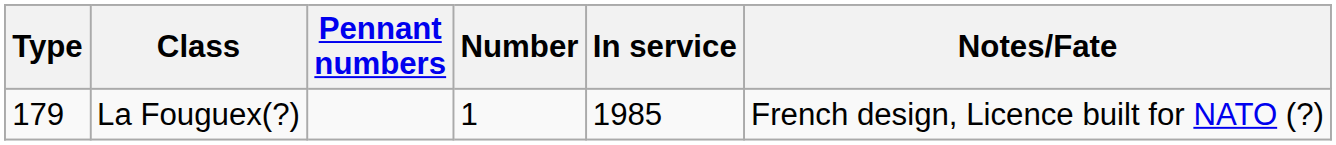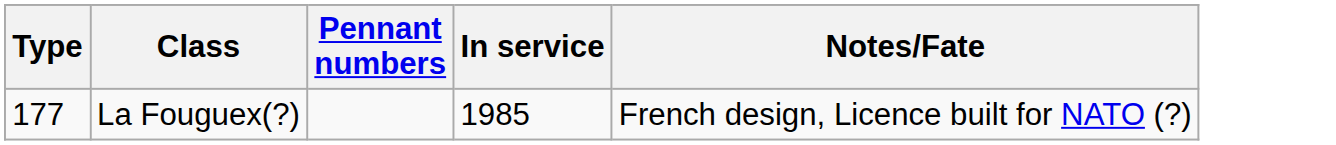- column: (519, 46)
(38, 113) 179 -> (38, 113) 177
